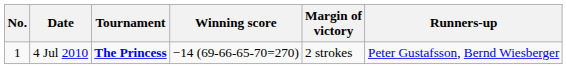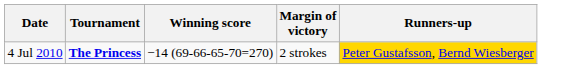- column: (17, 23)
(464, 53) no background -> (438, 53) gold background
